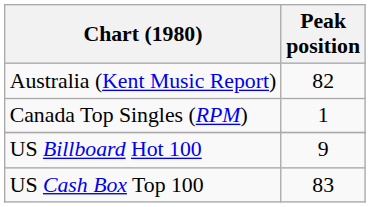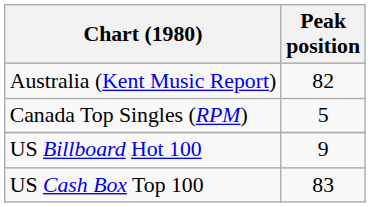(323, 115) 1 -> (323, 115) 5
